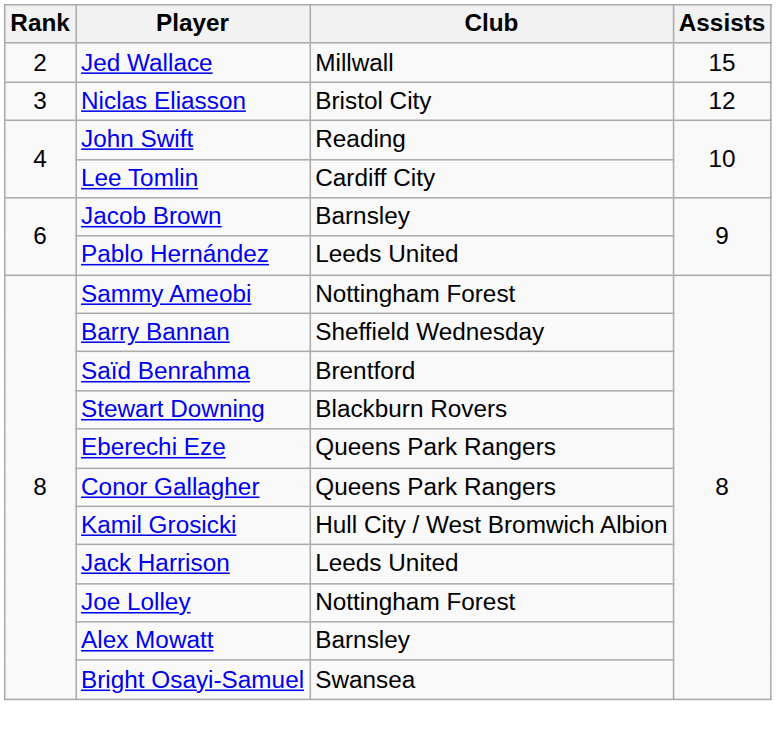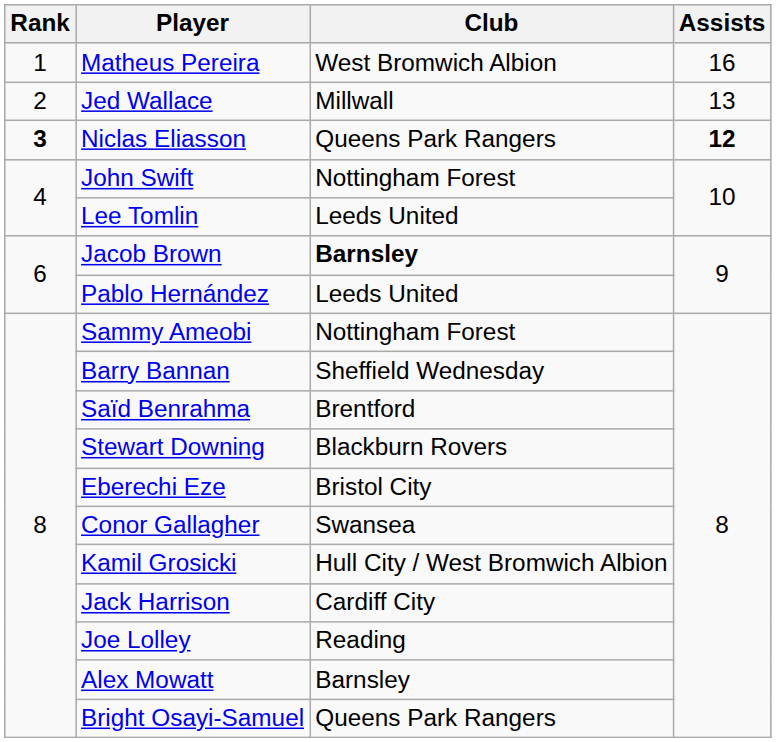+ row: (170, 62)
(722, 62) 15 -> (722, 100) 13
(40, 100) normal -> (40, 139) bold
(373, 100) Bristol City -> (436, 139) Queens Park Rangers
(722, 100) normal -> (722, 139) bold
(361, 139) Reading -> (415, 178) Nottingham Forest
(375, 178) Cardiff City -> (387, 216) Leeds United
(363, 216) normal -> (367, 255) bold
(436, 448) Queens Park Rangers -> (373, 486) Bristol City
(436, 486) Queens Park Rangers -> (365, 525) Swansea
(387, 563) Leeds United -> (375, 602) Cardiff City
(415, 602) Nottingham Forest -> (361, 640) Reading
(365, 679) Swansea -> (436, 718) Queens Park Rangers
